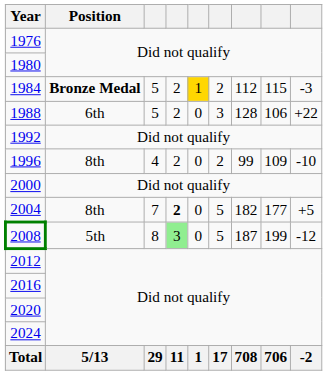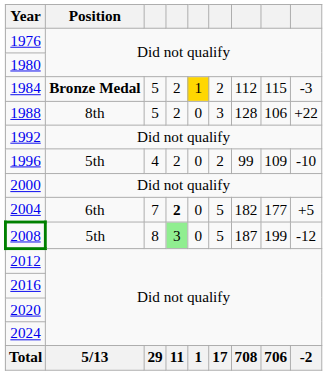(95, 112) 6th -> (95, 112) 8th
(95, 161) 8th -> (95, 161) 5th
(95, 209) 8th -> (95, 209) 6th
